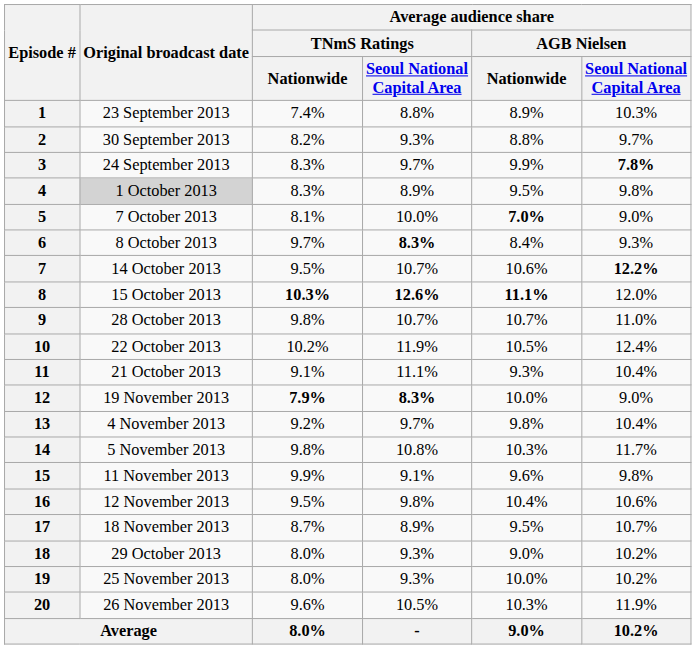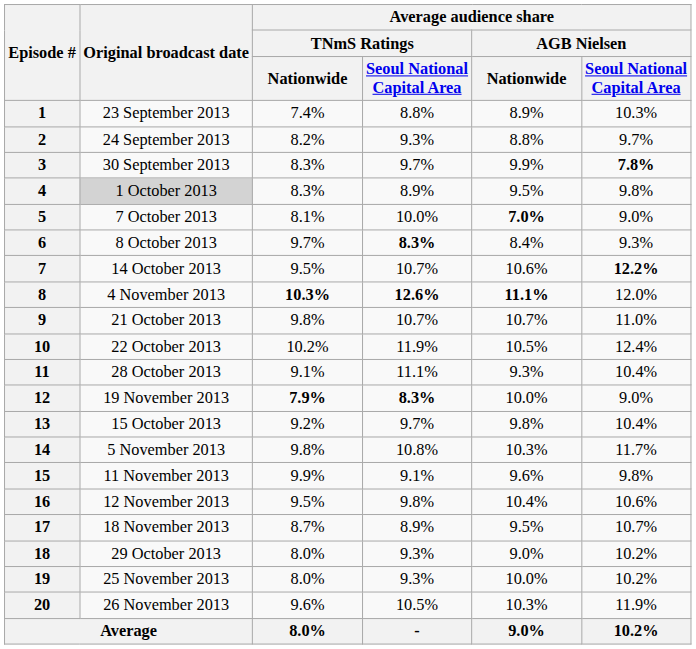(166, 139) 30 September 2013 -> (166, 139) 24 September 2013
(166, 165) 24 September 2013 -> (166, 165) 30 September 2013
(166, 294) 15 October 2013 -> (166, 294) 4 November 2013
(166, 320) 28 October 2013 -> (166, 320) 21 October 2013
(166, 372) 21 October 2013 -> (166, 372) 28 October 2013
(166, 424) 4 November 2013 -> (166, 424) 15 October 2013
